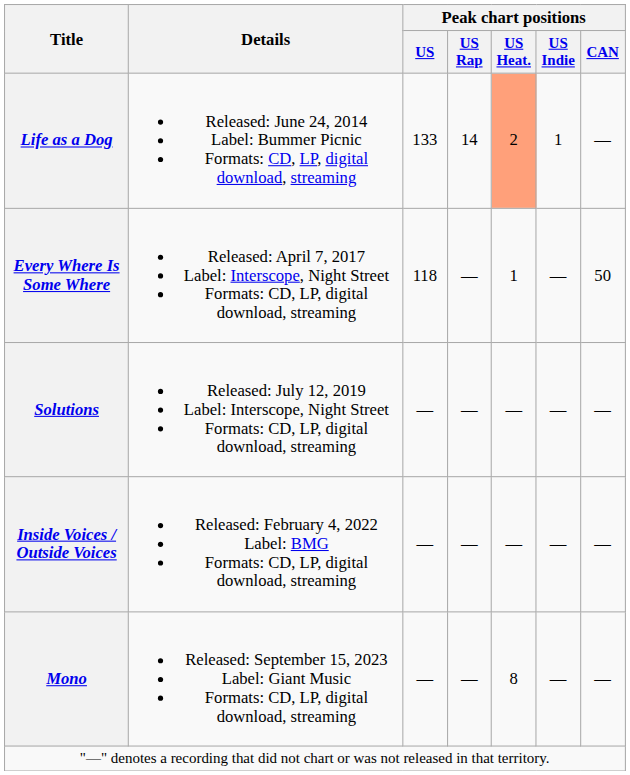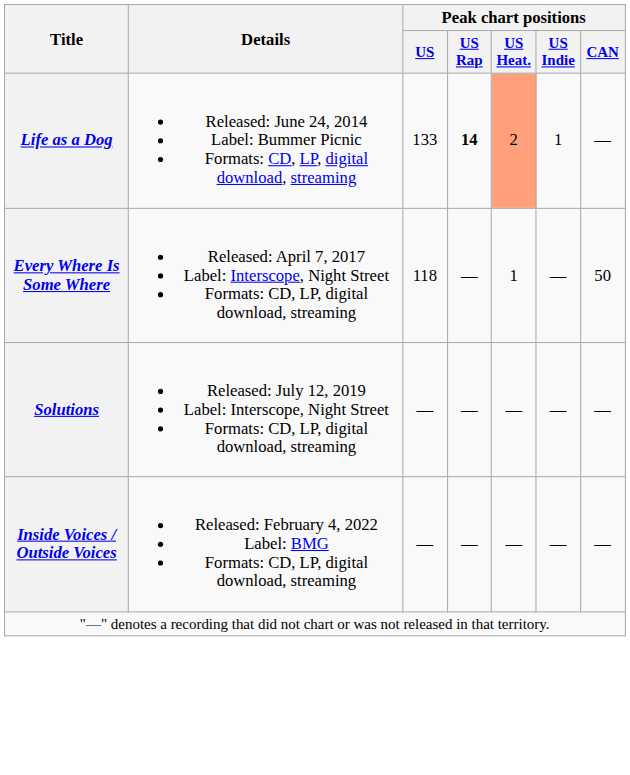(469, 140) normal -> (469, 140) bold
- row: (67, 678)
